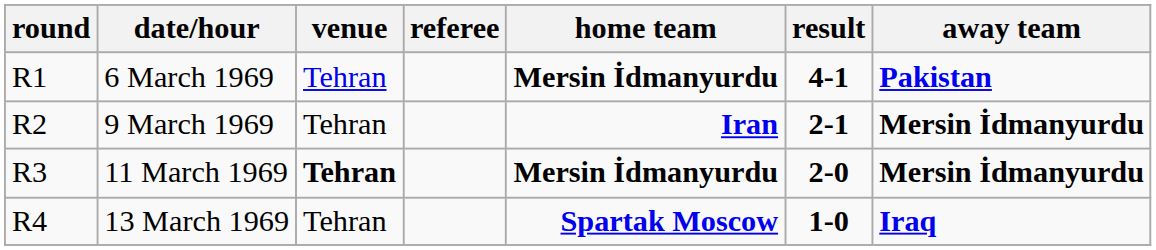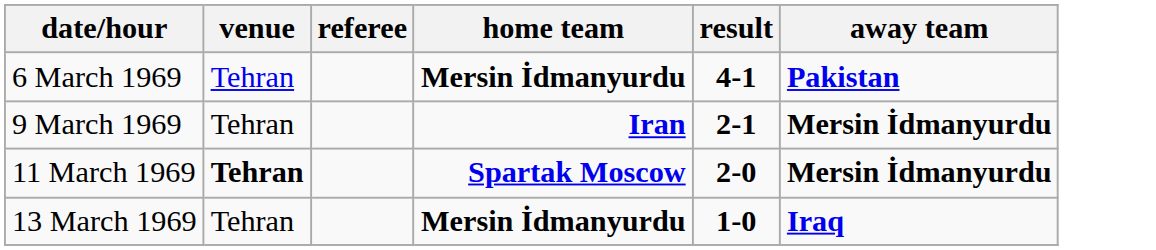- column: (51, 28)
(646, 172) Mersin İdmanyurdu -> (577, 172) Spartak Moscow
(669, 220) Spartak Moscow -> (553, 220) Mersin İdmanyurdu
